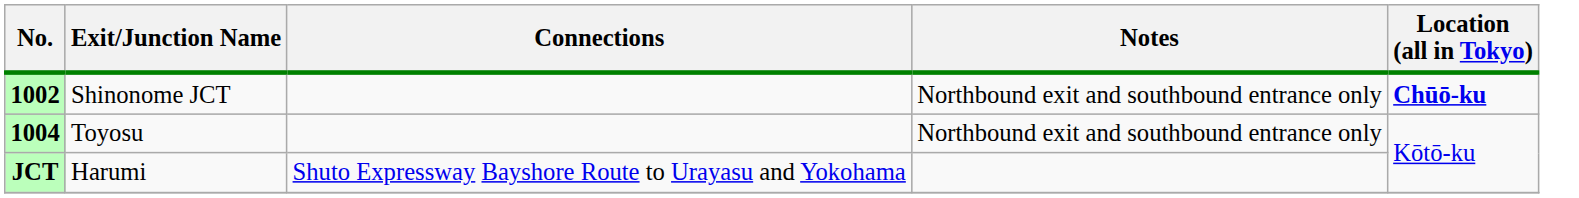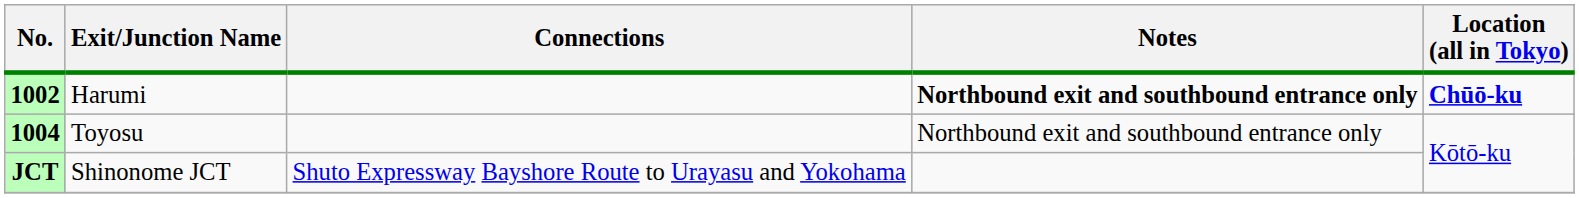(151, 93) Shinonome JCT -> (109, 93) Harumi
(1149, 93) normal -> (1167, 93) bold
(109, 172) Harumi -> (151, 172) Shinonome JCT
